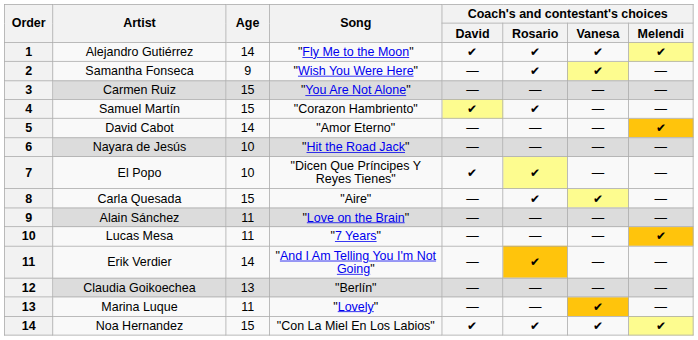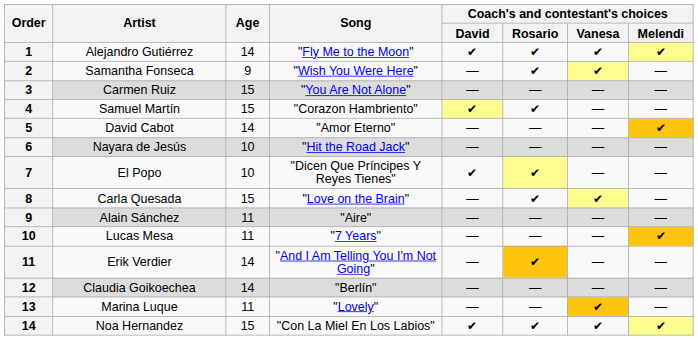(356, 198) "Aire" -> (356, 198) "Love on the Brain"
(356, 217) "Love on the Brain" -> (356, 217) "Aire"
(248, 288) 13 -> (248, 288) 14
